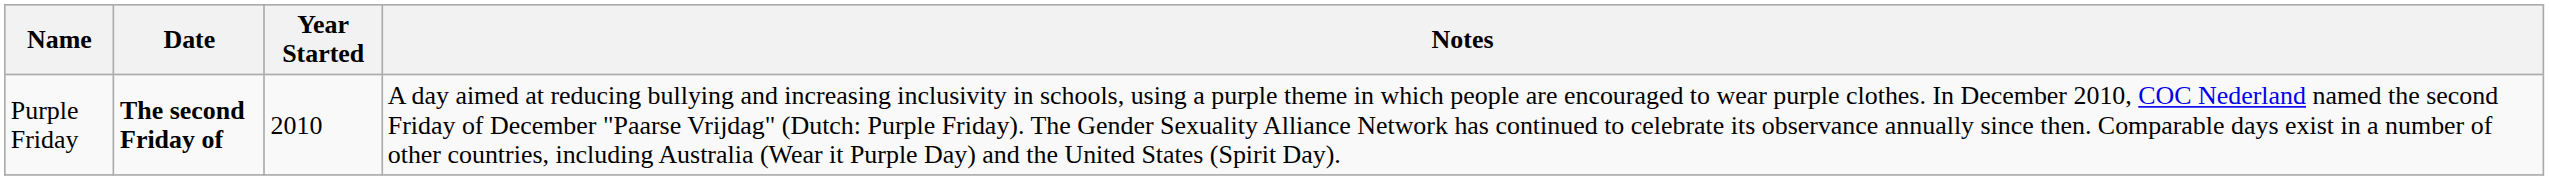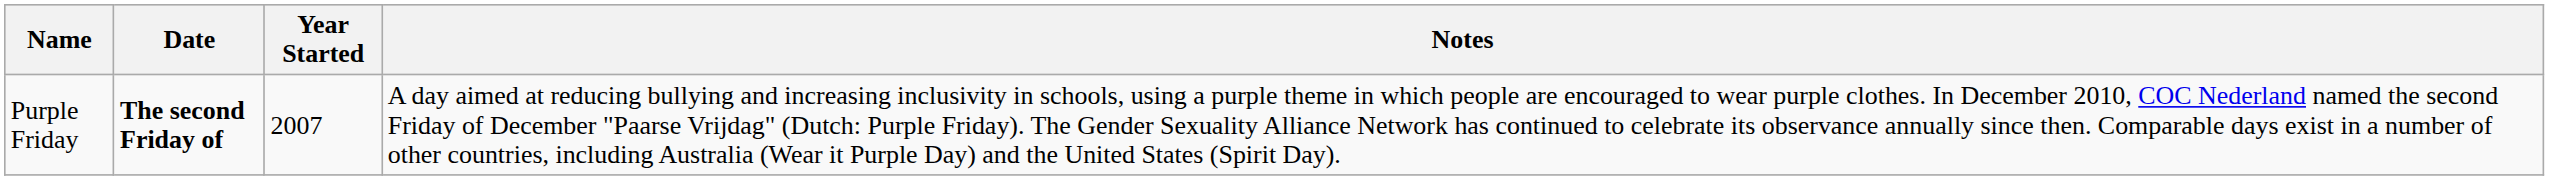(297, 124) 2010 -> (297, 124) 2007
